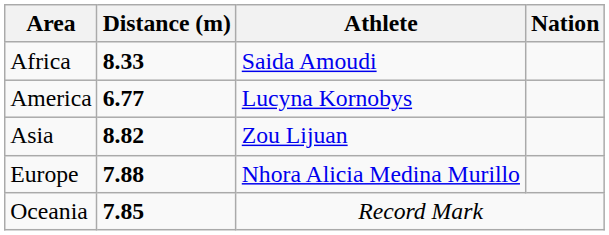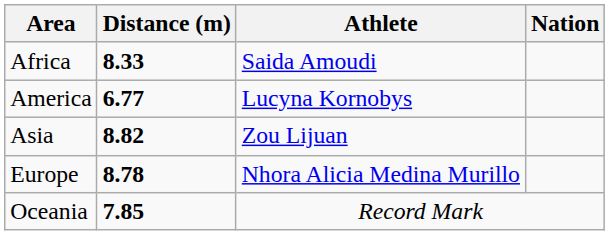(123, 173) 7.88 -> (123, 173) 8.78
